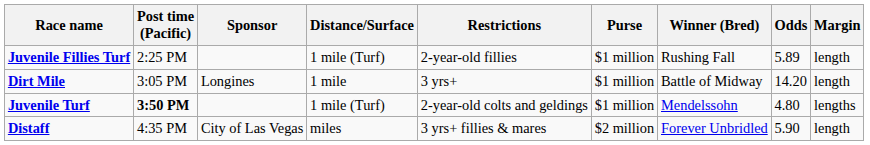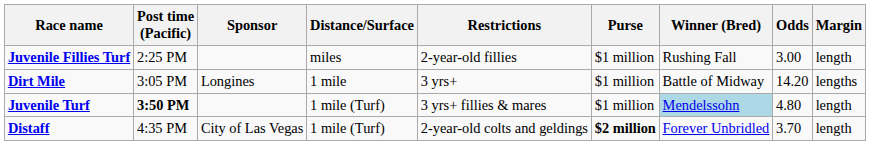(347, 57) 1 mile (Turf) -> (326, 57) miles
(787, 57) 5.89 -> (789, 57) 3.00
(832, 81) length -> (836, 81) lengths
(504, 105) 2-year-old colts and geldings -> (484, 105) 3 yrs+ fillies & mares
(699, 105) no background -> (701, 105) lightblue background
(835, 105) lengths -> (834, 105) length
(326, 128) miles -> (347, 128) 1 mile (Turf)
(484, 128) 3 yrs+ fillies & mares -> (504, 128) 2-year-old colts and geldings
(624, 128) normal -> (625, 128) bold
(787, 128) 5.90 -> (789, 128) 3.70
